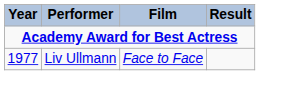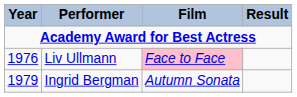(23, 59) 1977 -> (23, 59) 1976
(163, 59) no background -> (185, 59) pink background
+ row: (92, 80)
